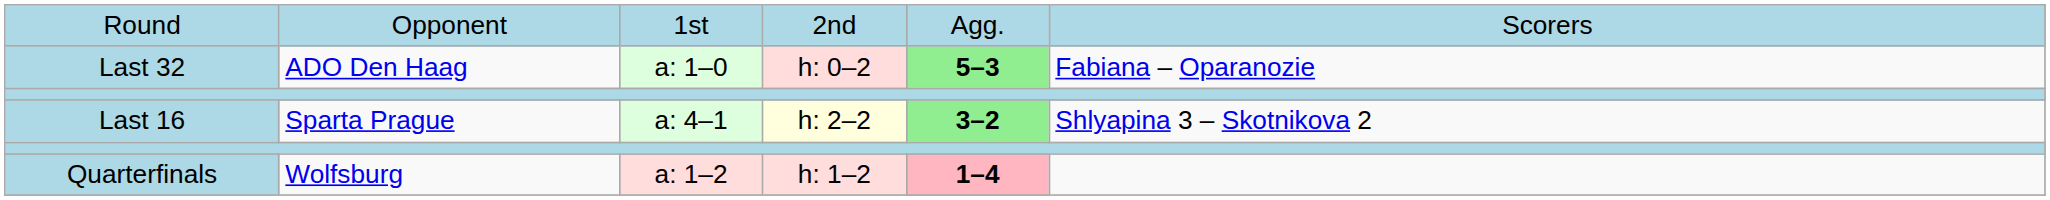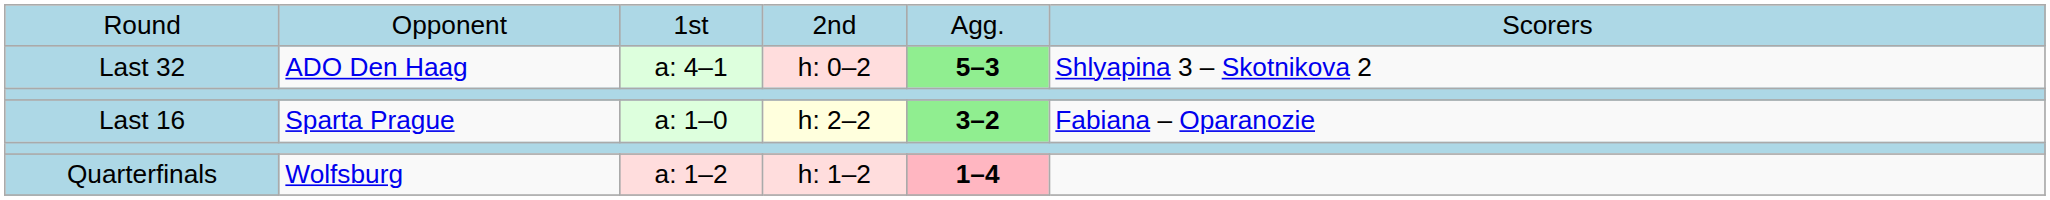(691, 66) a: 1–0 -> (691, 66) a: 4–1
(1185, 66) Fabiana – Oparanozie -> (1214, 66) Shlyapina 3 – Skotnikova 2
(691, 120) a: 4–1 -> (691, 120) a: 1–0
(1214, 120) Shlyapina 3 – Skotnikova 2 -> (1185, 120) Fabiana – Oparanozie
